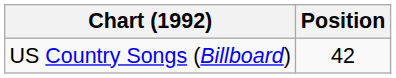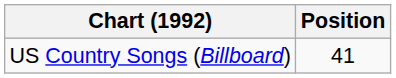(343, 55) 42 -> (343, 55) 41
